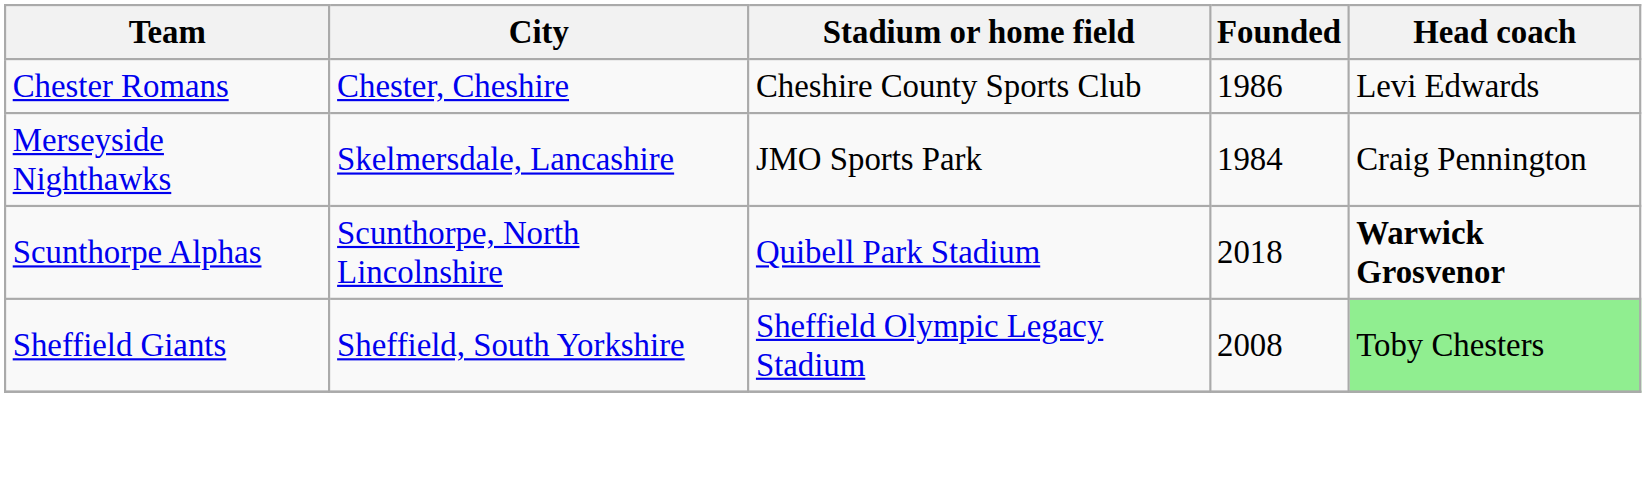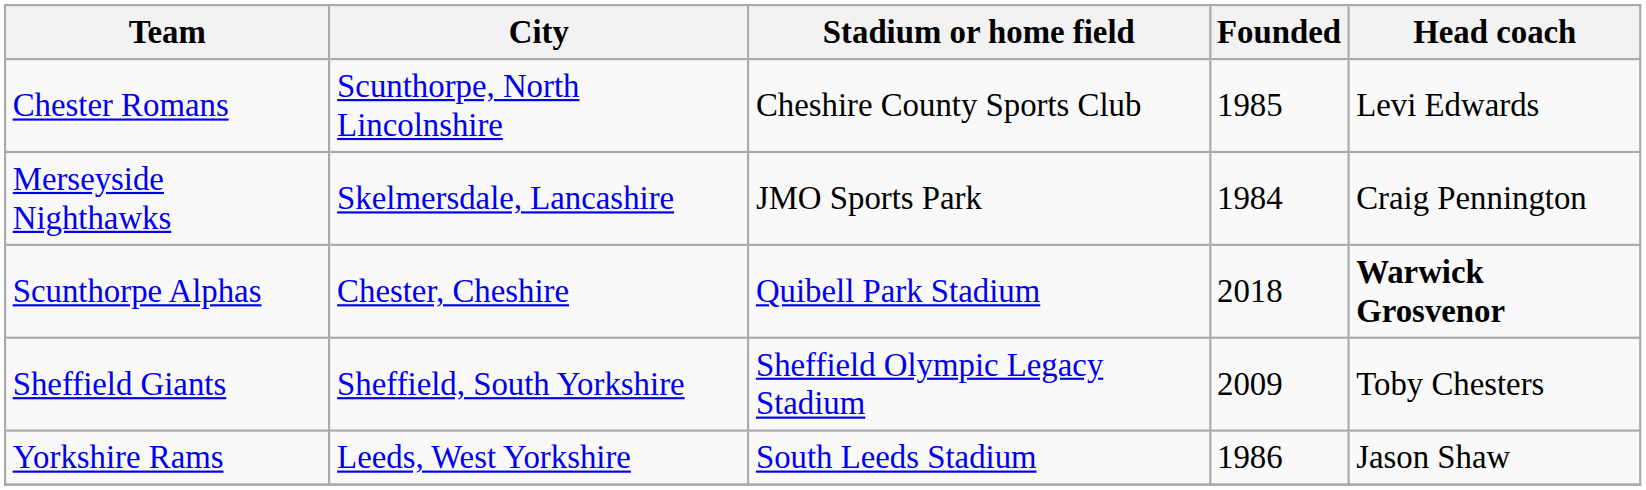(453, 85) Chester, Cheshire -> (458, 105) Scunthorpe, North Lincolnshire
(1250, 85) 1986 -> (1250, 105) 1985
(458, 252) Scunthorpe, North Lincolnshire -> (453, 291) Chester, Cheshire
(1250, 345) 2008 -> (1250, 384) 2009
(1450, 345) lightgreen background -> (1450, 384) no background
+ row: (118, 457)
